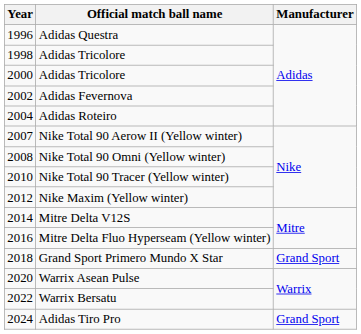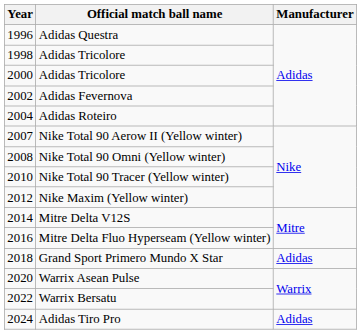(308, 258) Grand Sport -> (294, 258) Adidas
(308, 319) Grand Sport -> (294, 319) Adidas
